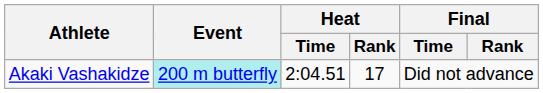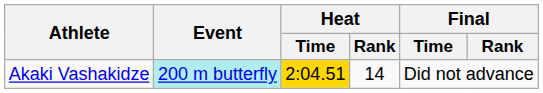(315, 75) no background -> (315, 75) gold background
(375, 75) 17 -> (375, 75) 14
